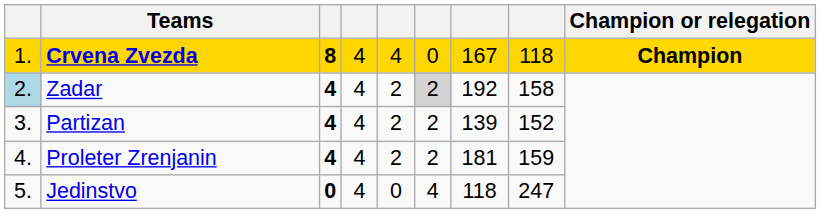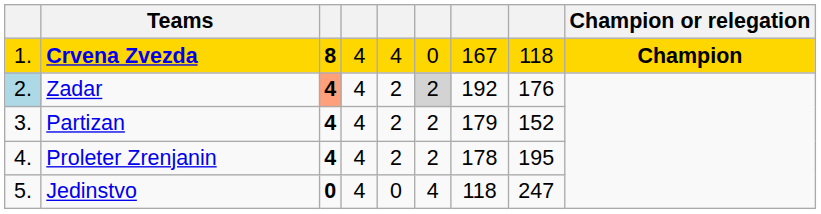(330, 89) no background -> (330, 89) lightsalmon background
(536, 89) 158 -> (536, 89) 176
(479, 123) 139 -> (479, 123) 179
(479, 157) 181 -> (479, 157) 178
(536, 157) 159 -> (536, 157) 195
